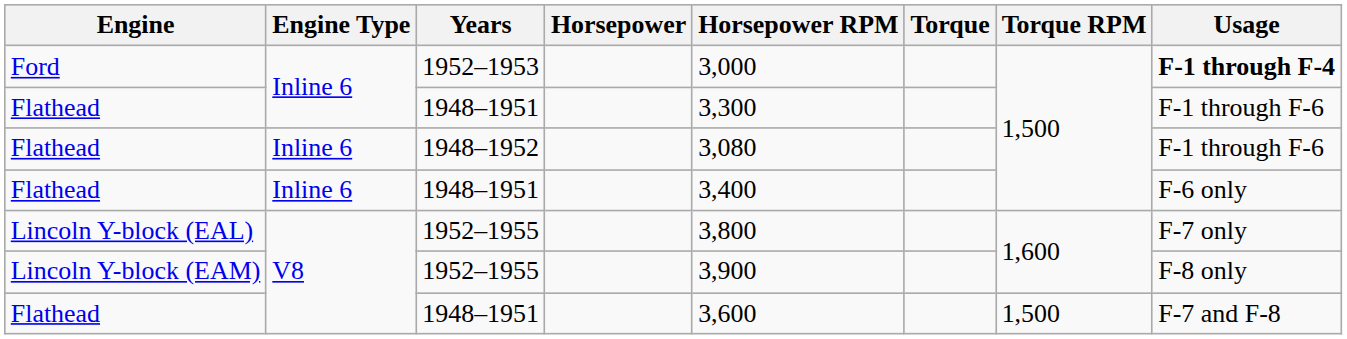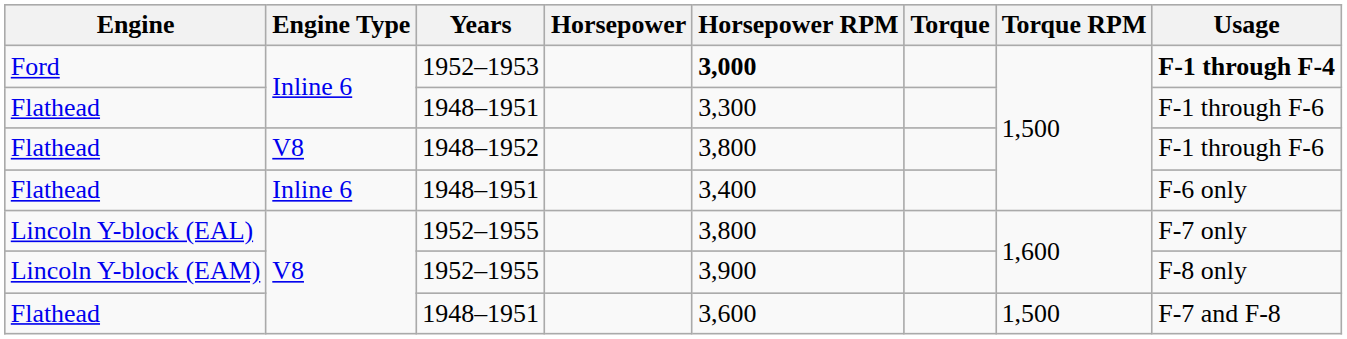(727, 66) normal -> (727, 66) bold
(312, 148) Inline 6 -> (288, 148) V8
(727, 148) 3,080 -> (727, 148) 3,800
